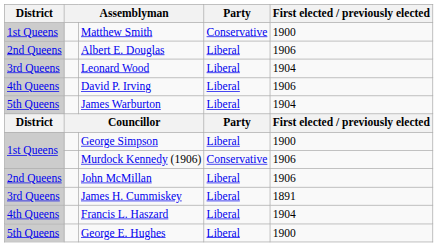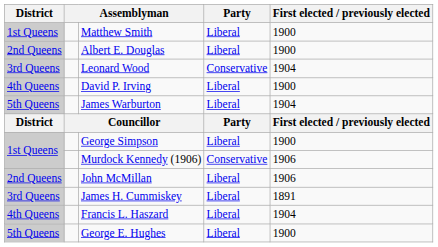(237, 31) Conservative -> (223, 31) Liberal
(284, 50) 1906 -> (284, 50) 1900
(223, 68) Liberal -> (237, 68) Conservative
(284, 86) 1906 -> (284, 86) 1900
